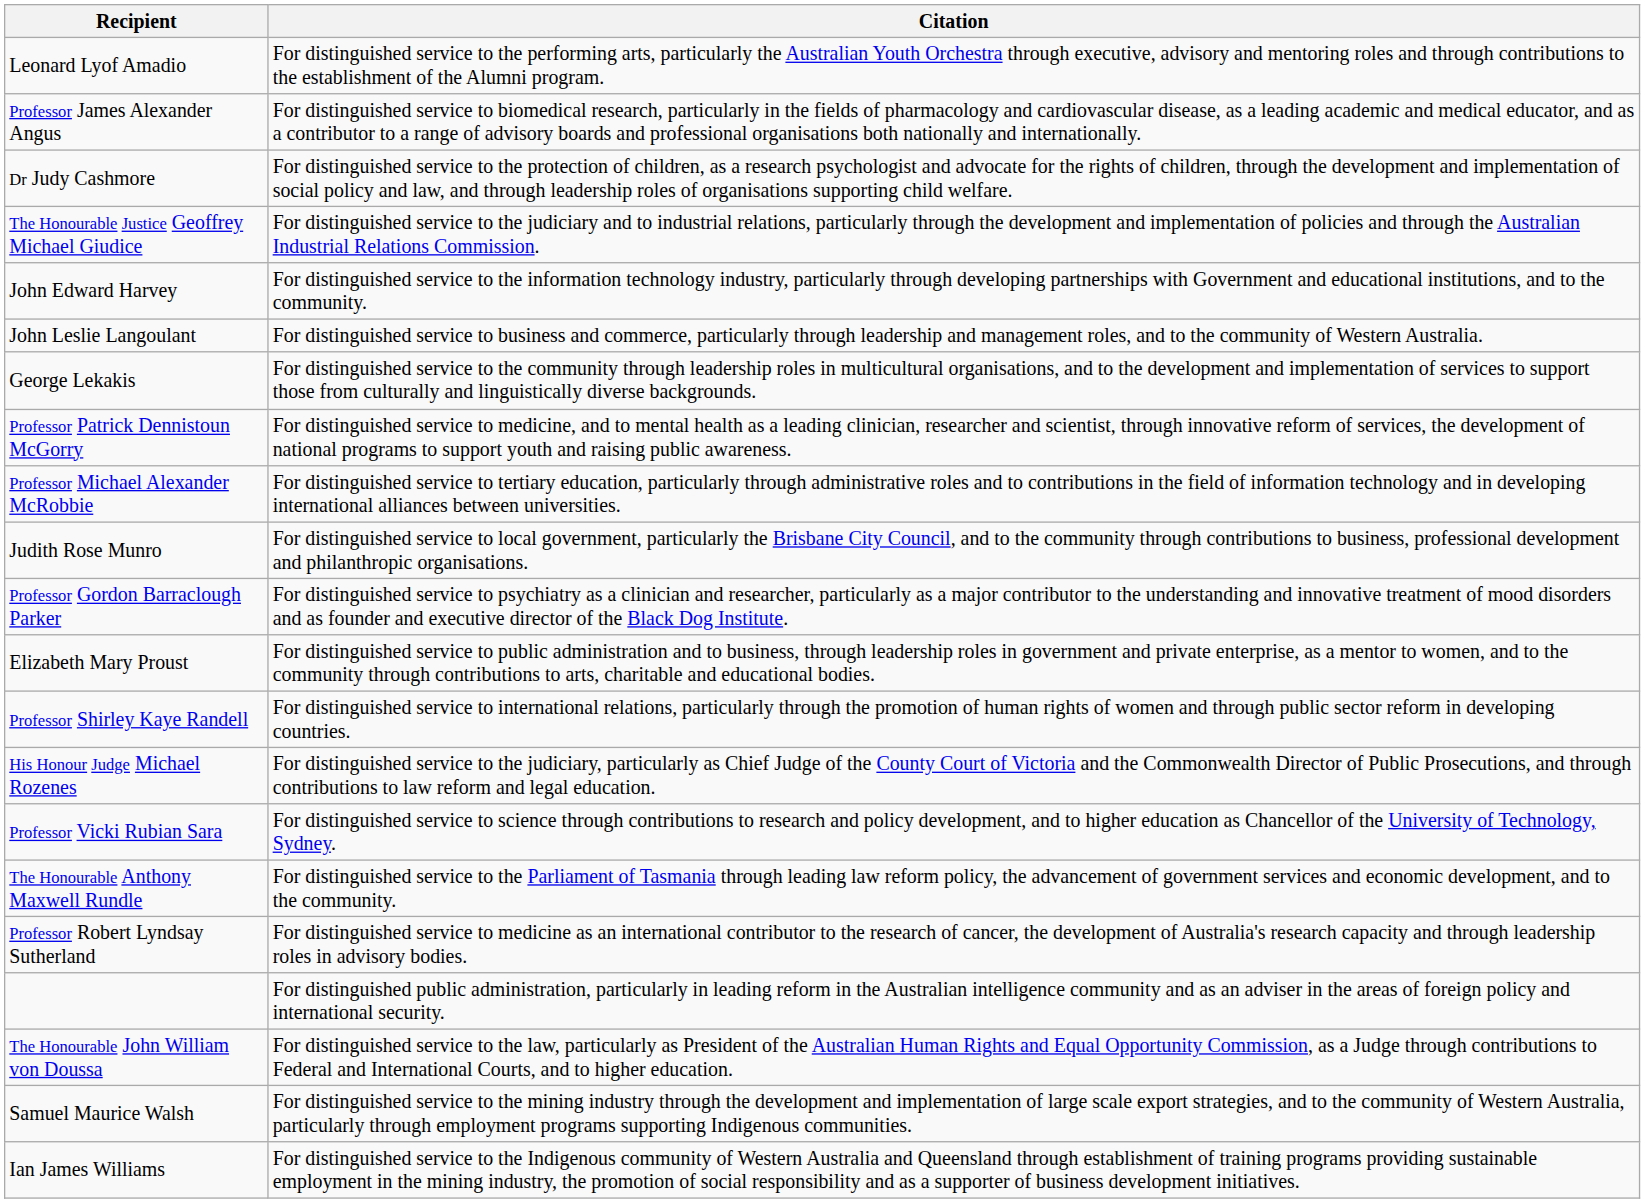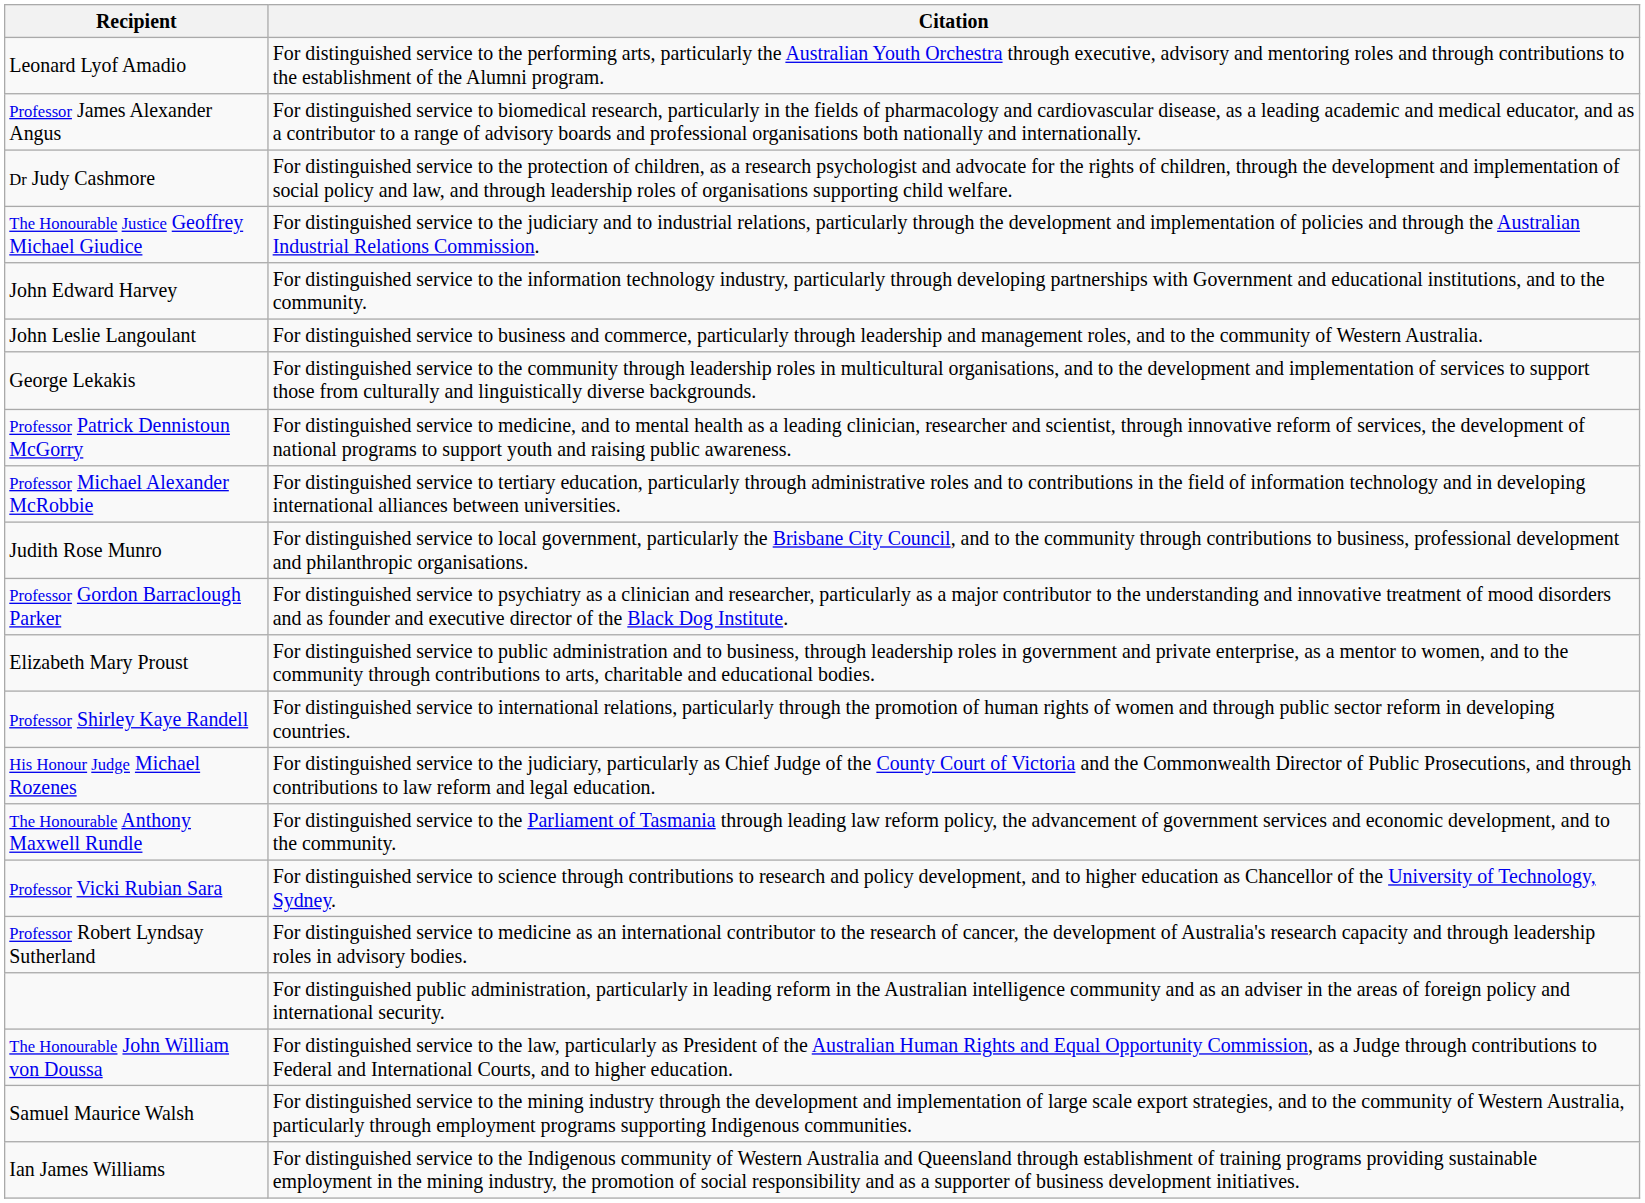rows swapped: (100, 888) <-> (116, 831)
